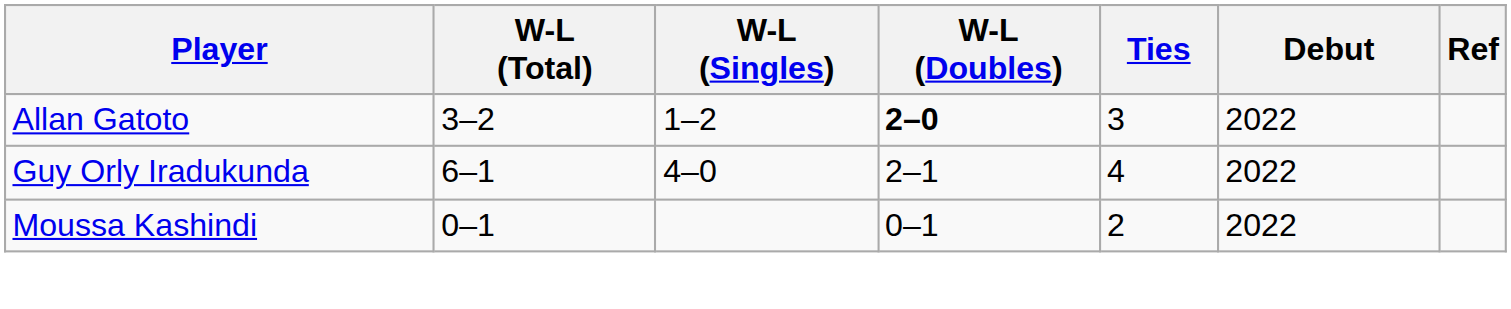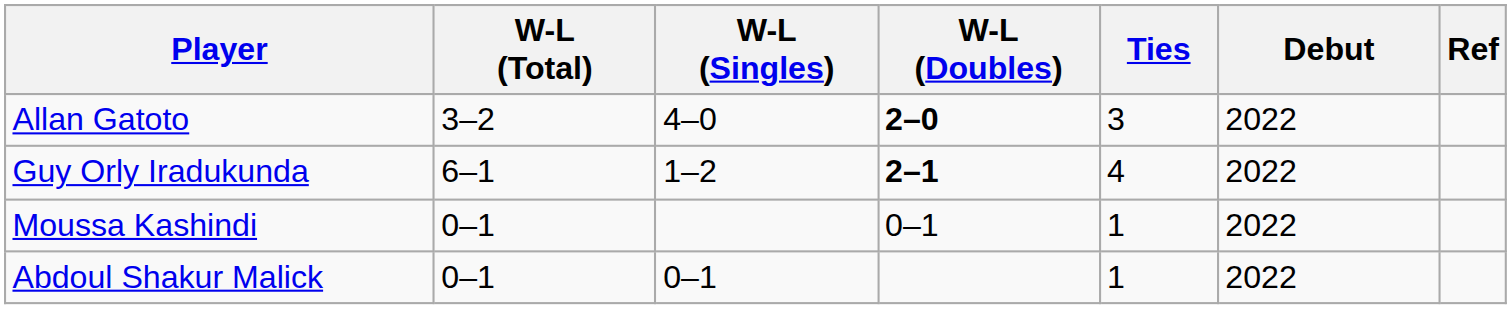(690, 119) 1–2 -> (690, 119) 4–0
(690, 171) 4–0 -> (690, 171) 1–2
(912, 171) normal -> (912, 171) bold
(1116, 223) 2 -> (1116, 223) 1
+ row: (168, 275)
